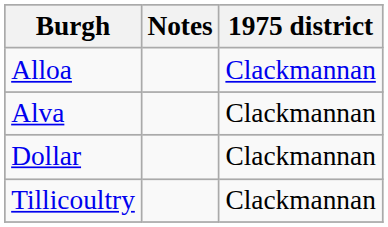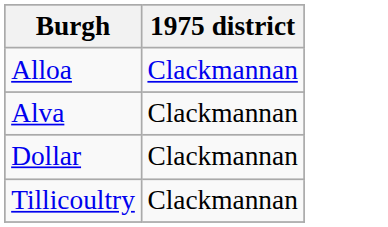- column: (180, 26)
